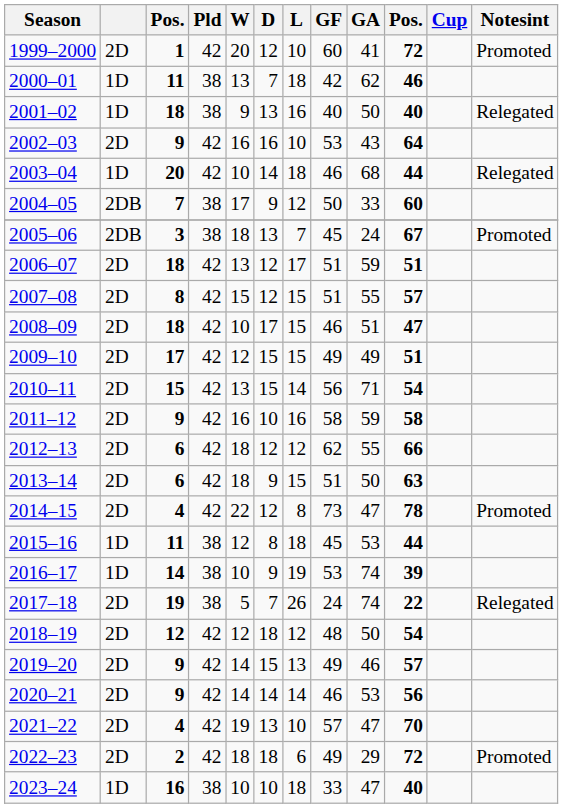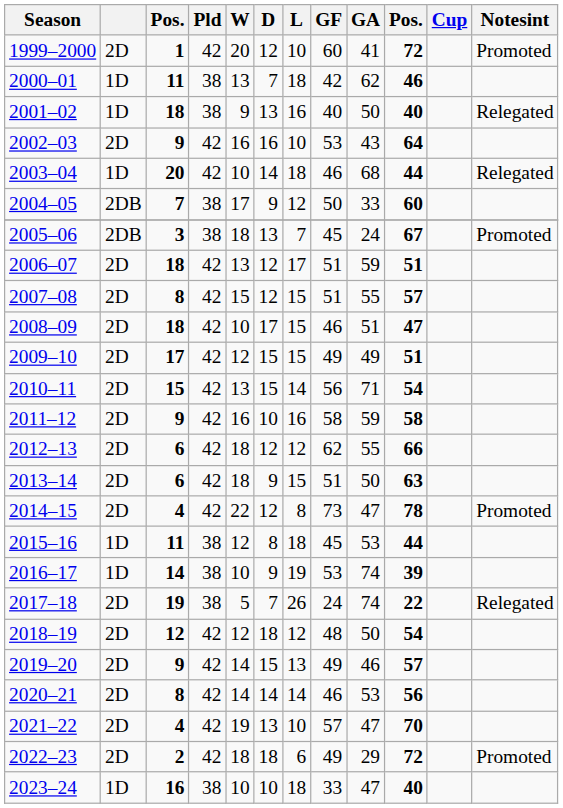(180, 695) 9 -> (180, 695) 8
